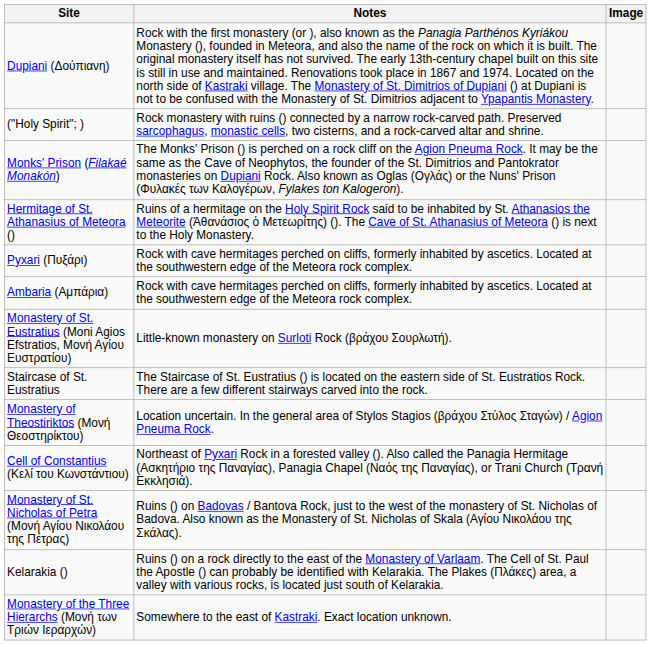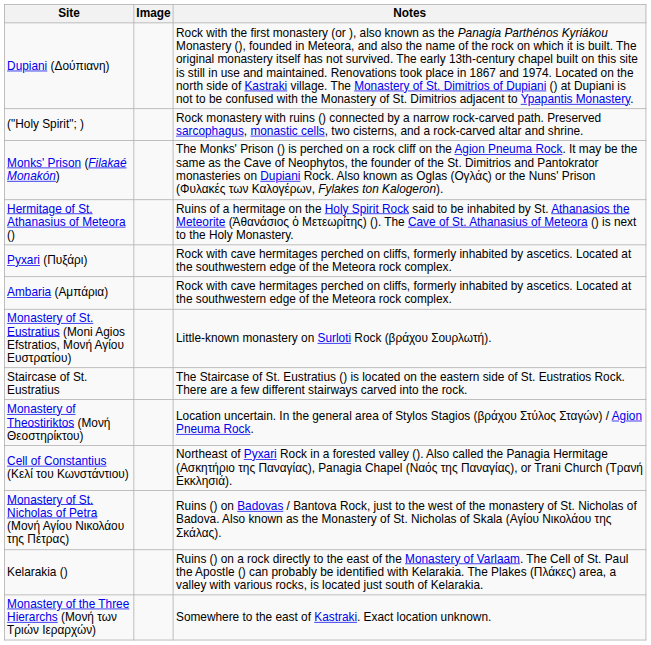columns swapped: (370, 13) <-> (626, 13)
